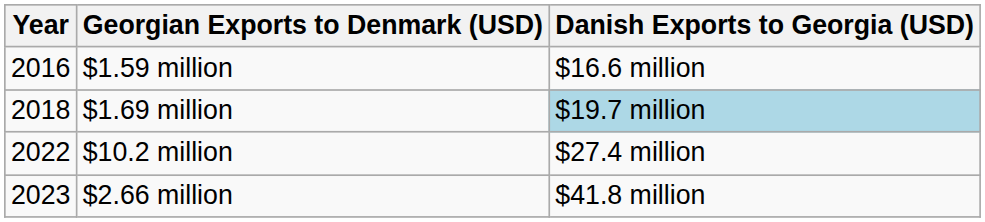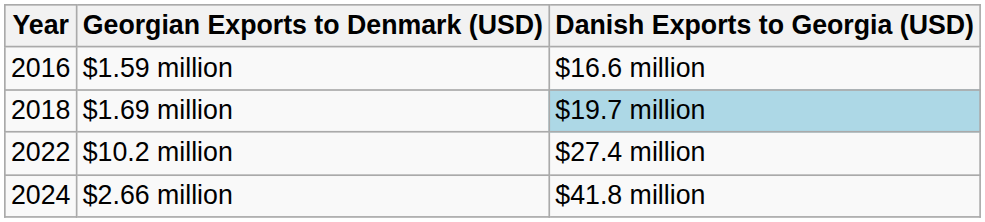(41, 195) 2023 -> (41, 195) 2024
